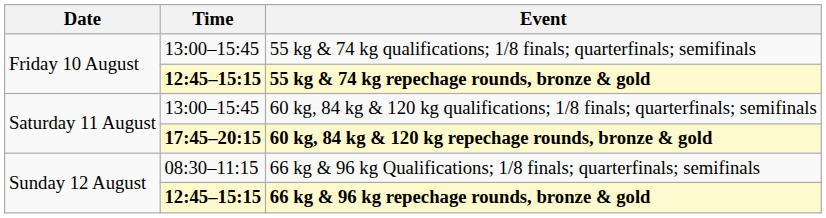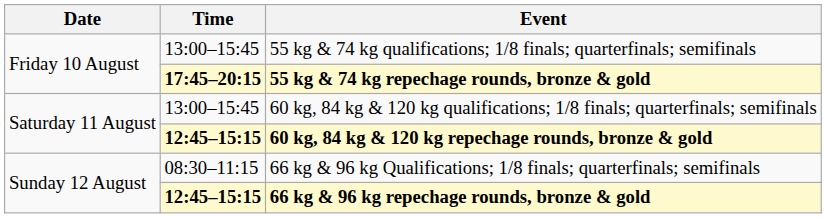(213, 78) 12:45–15:15 -> (213, 78) 17:45–20:15
(213, 138) 17:45–20:15 -> (213, 138) 12:45–15:15
